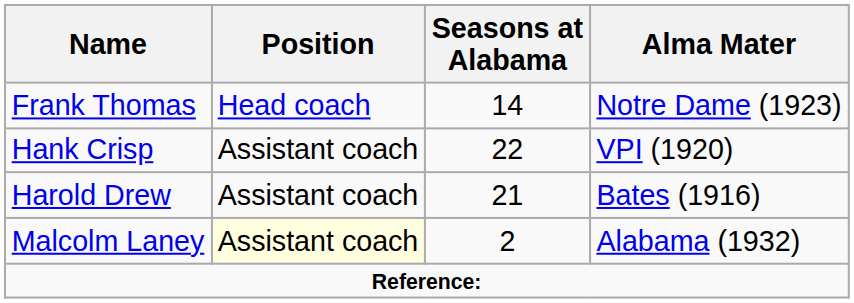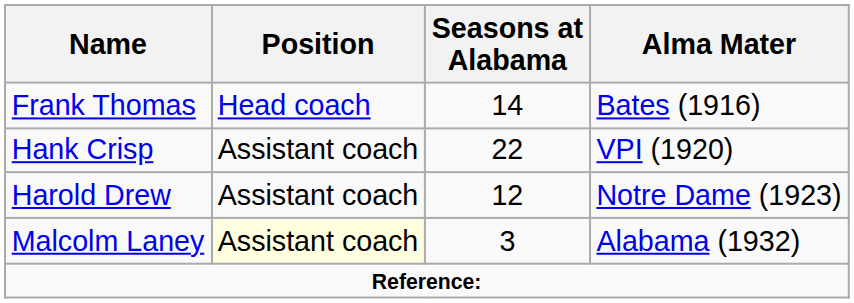(719, 105) Notre Dame (1923) -> (678, 105) Bates (1916)
(507, 196) 21 -> (507, 196) 12
(678, 196) Bates (1916) -> (719, 196) Notre Dame (1923)
(507, 241) 2 -> (507, 241) 3
